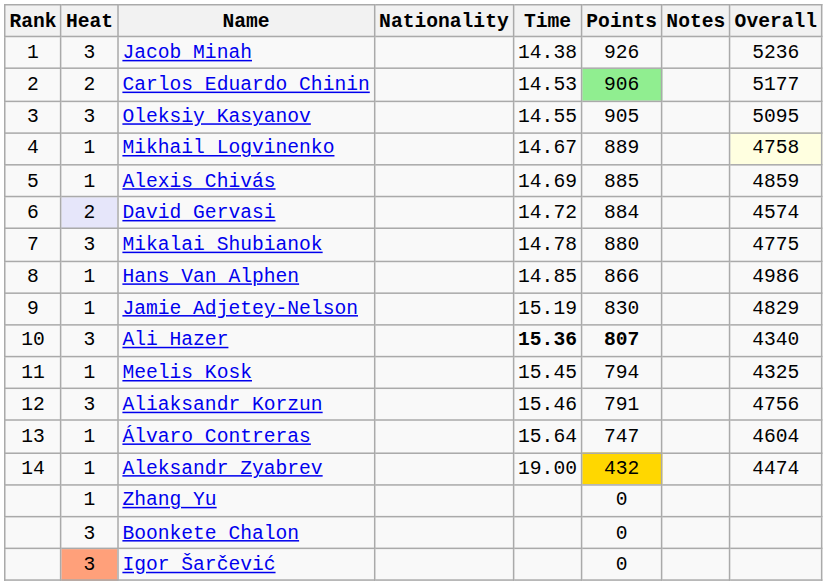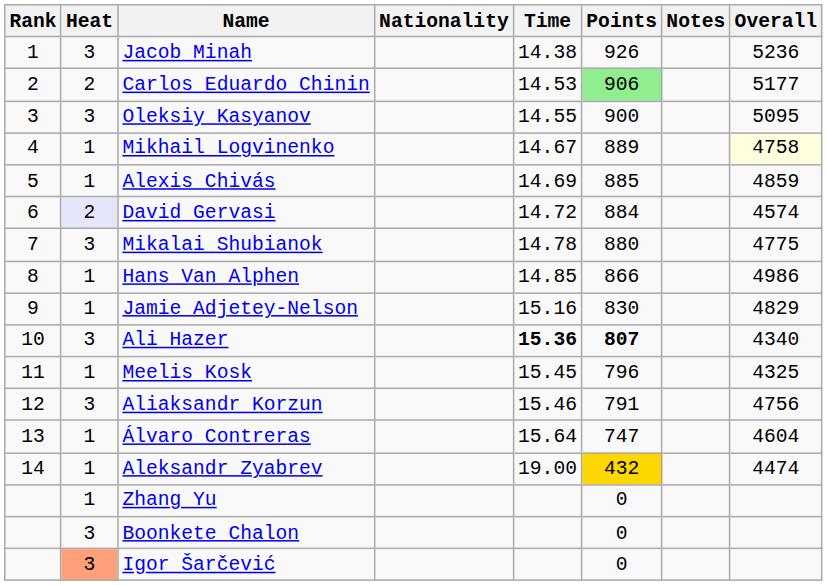(622, 117) 905 -> (622, 117) 900
(548, 309) 15.19 -> (548, 309) 15.16
(622, 373) 794 -> (622, 373) 796
